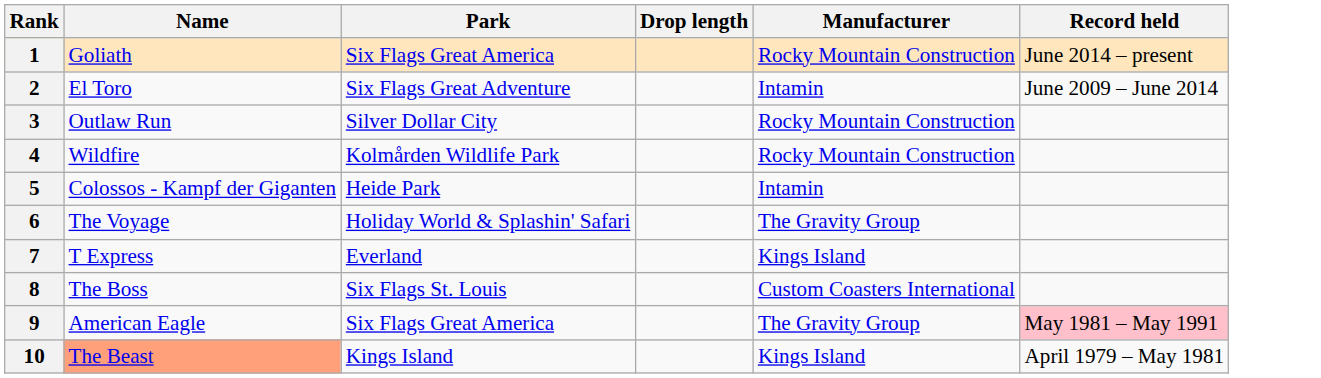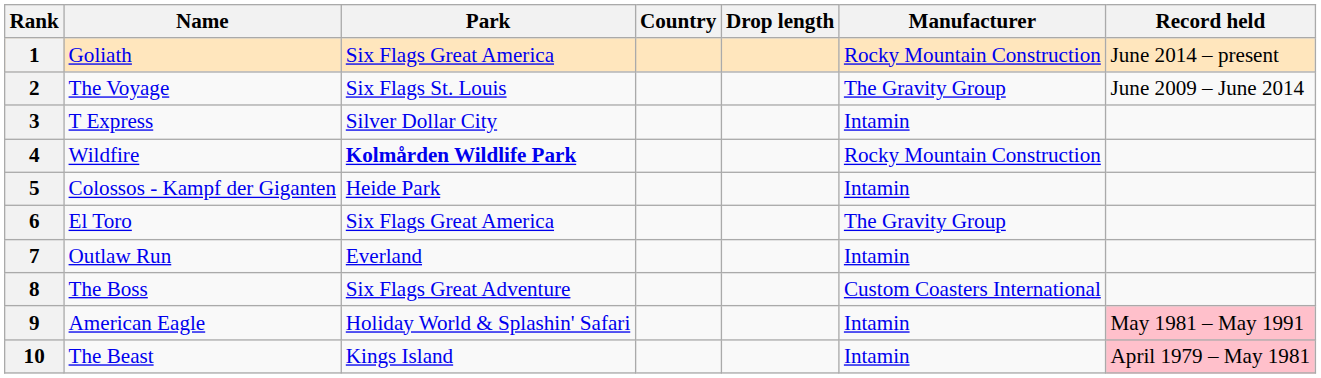+ column: (678, 21)
(100, 88) El Toro -> (119, 88) The Voyage
(458, 88) Six Flags Great Adventure -> (426, 88) Six Flags St. Louis
(791, 88) Intamin -> (925, 88) The Gravity Group
(120, 121) Outlaw Run -> (111, 121) T Express
(886, 121) Rocky Mountain Construction -> (877, 121) Intamin
(453, 155) normal -> (461, 155) bold
(119, 222) The Voyage -> (100, 222) El Toro
(488, 222) Holiday World & Splashin' Safari -> (450, 222) Six Flags Great America
(111, 255) T Express -> (120, 255) Outlaw Run
(812, 255) Kings Island -> (877, 255) Intamin
(426, 289) Six Flags St. Louis -> (458, 289) Six Flags Great Adventure
(450, 322) Six Flags Great America -> (488, 322) Holiday World & Splashin' Safari
(839, 322) The Gravity Group -> (877, 322) Intamin
(111, 356) lightsalmon background -> (111, 356) no background
(812, 356) Kings Island -> (877, 356) Intamin
(1124, 356) no background -> (1210, 356) pink background
